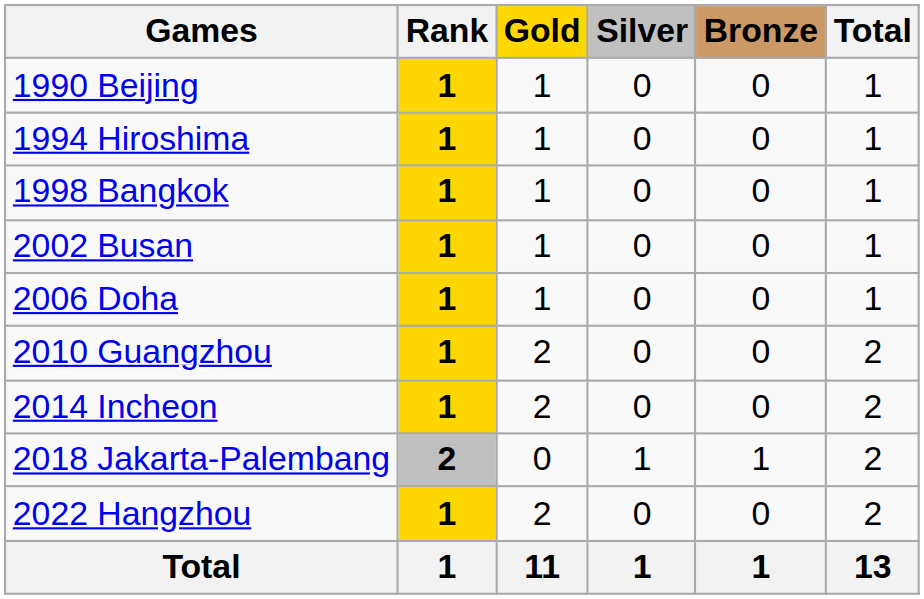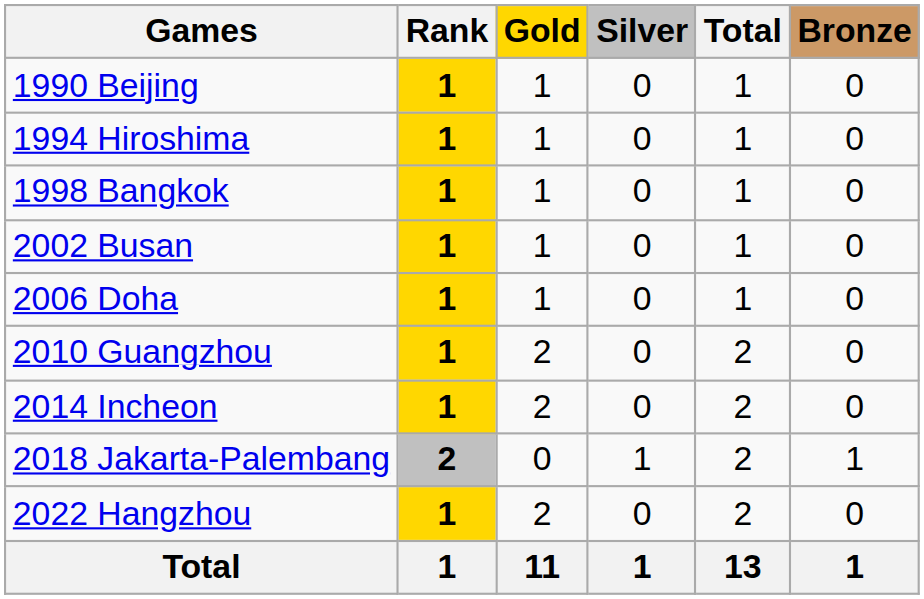columns swapped: (761, 31) <-> (873, 31)
